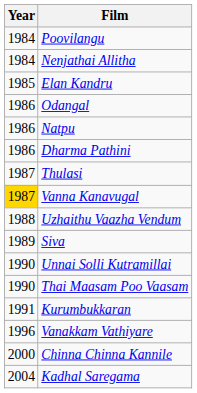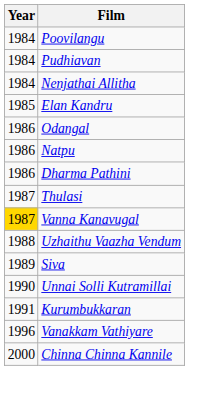+ row: (71, 61)
- row: (115, 286)
- row: (91, 376)
